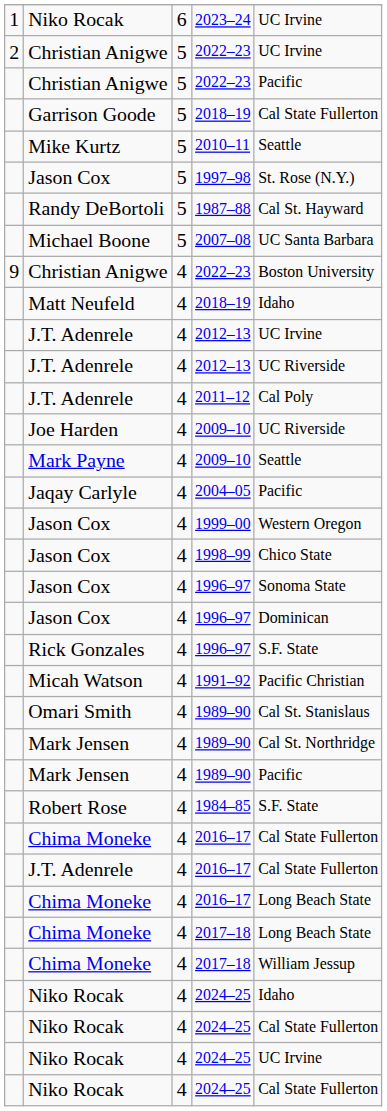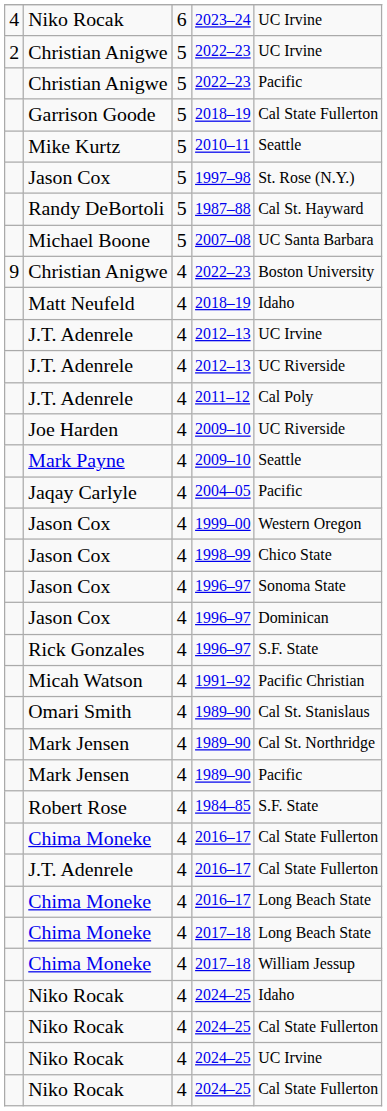(14, 20) 1 -> (14, 20) 4
